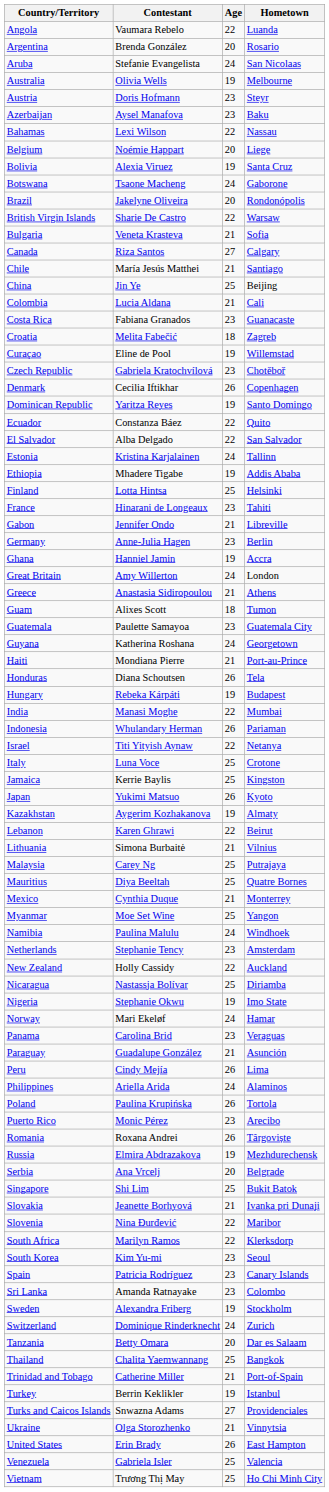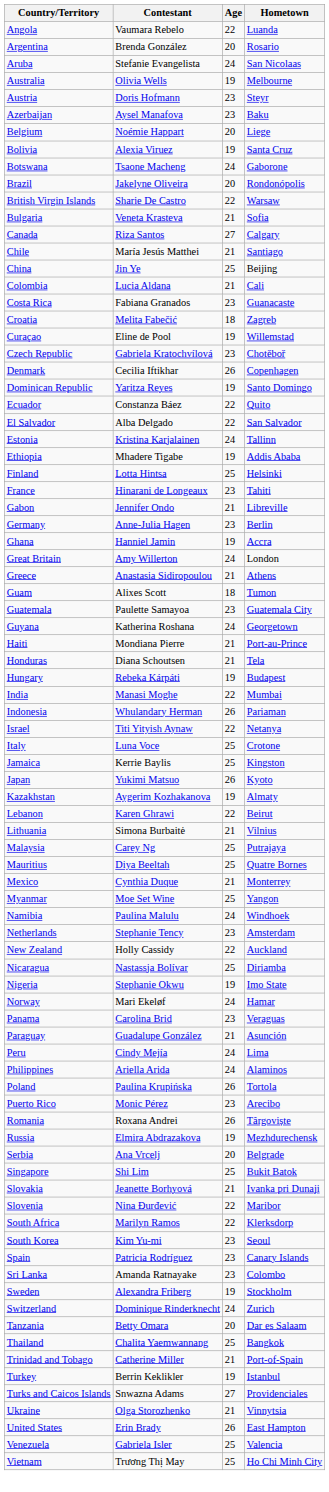- row: (26, 132)
(230, 677) 26 -> (230, 660) 21
(230, 1069) 26 -> (230, 1052) 24
